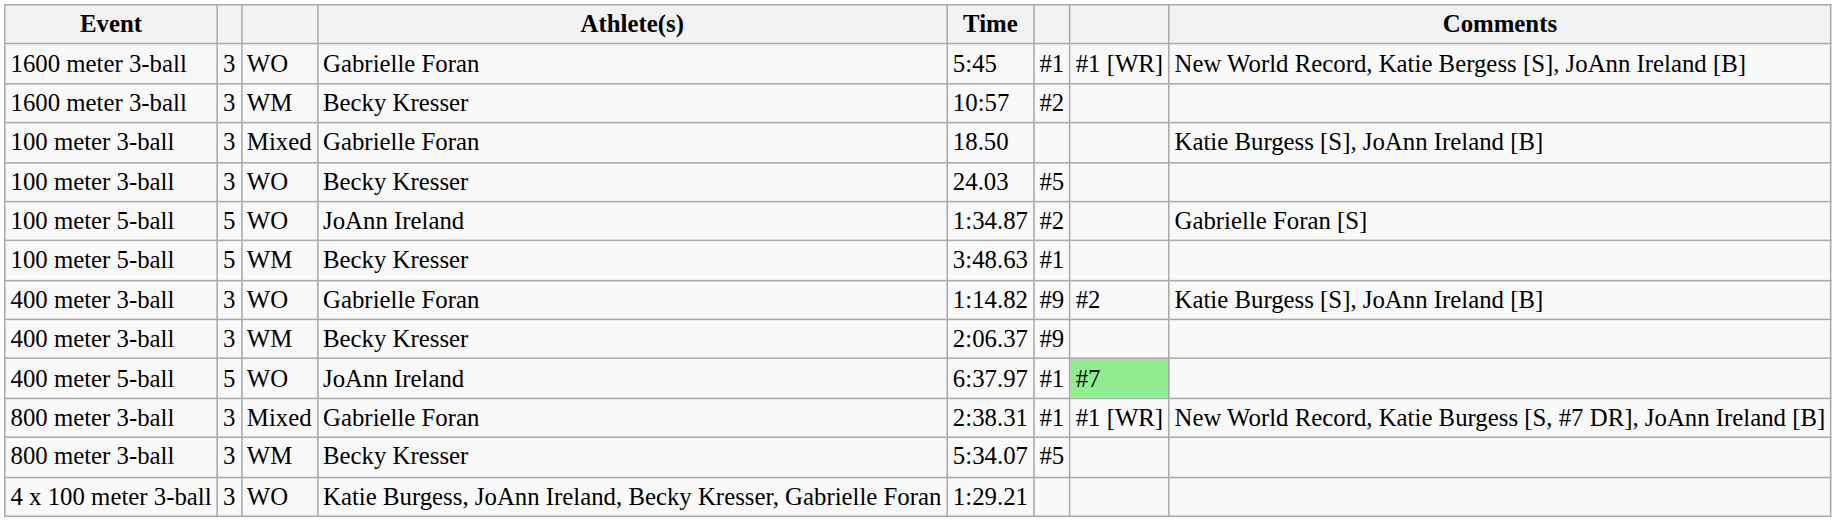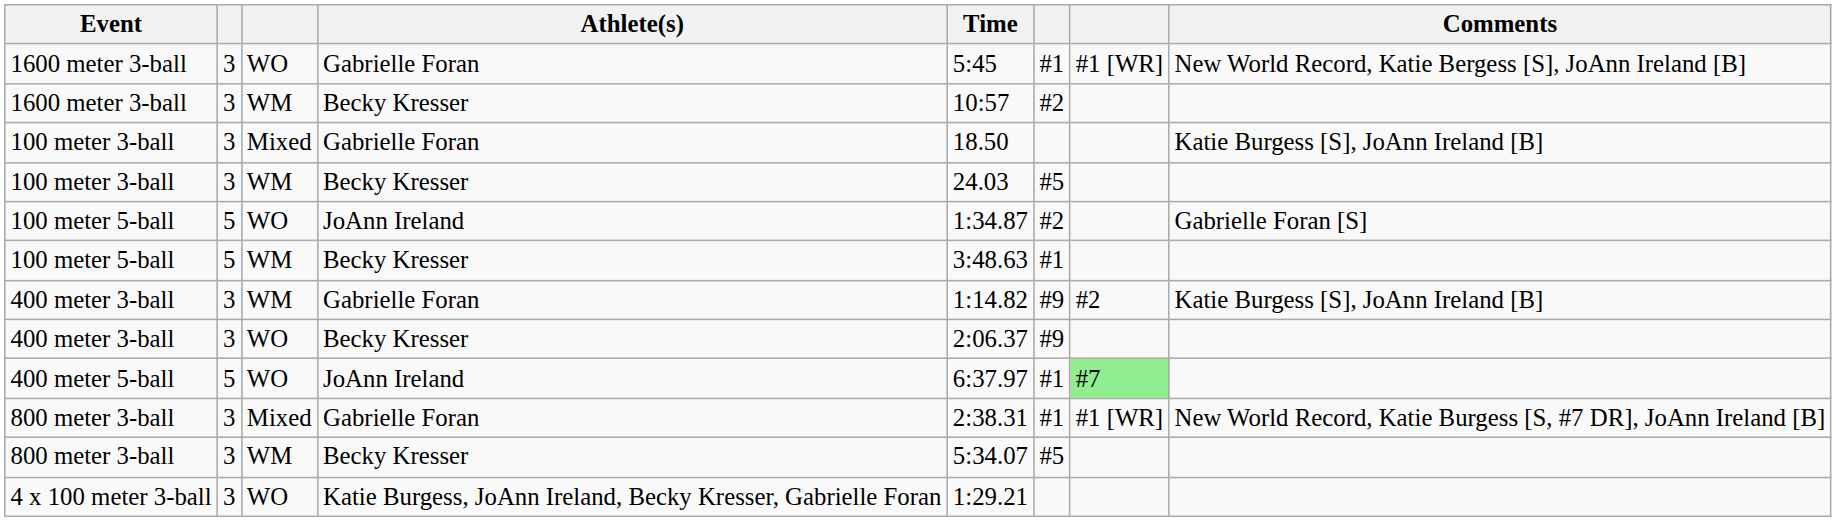(268, 181) WO -> (270, 181) WM
(268, 299) WO -> (270, 299) WM
(270, 338) WM -> (268, 338) WO
